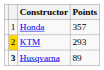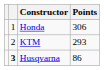(79, 27) 357 -> (79, 27) 306
(13, 42) gold background -> (13, 42) no background
(77, 58) 89 -> (77, 58) 86
